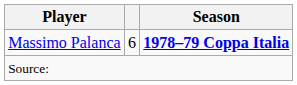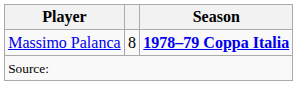(132, 42) 6 -> (132, 42) 8
